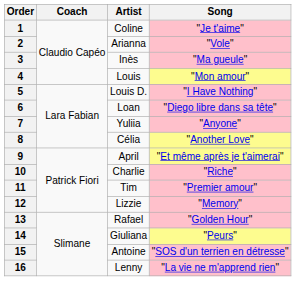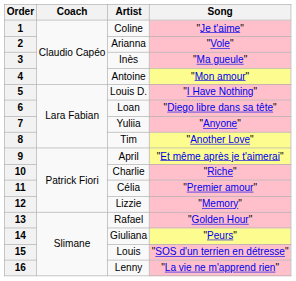(129, 76) Louis -> (129, 76) Antoine
(129, 140) Célia -> (129, 140) Tim
(129, 188) Tim -> (129, 188) Célia
(129, 252) Antoine -> (129, 252) Louis
